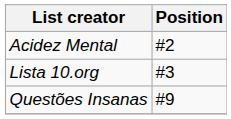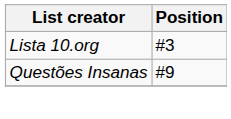- row: (63, 45)
